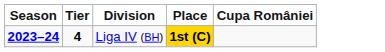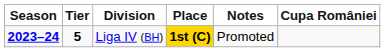+ column: (246, 15)
(77, 36) 4 -> (77, 36) 5
